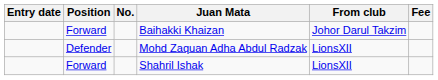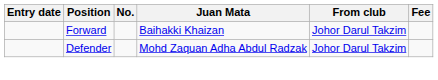(332, 48) LionsXII -> (359, 48) Johor Darul Takzim
- row: (171, 65)
